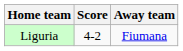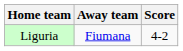columns swapped: (92, 14) <-> (144, 14)
